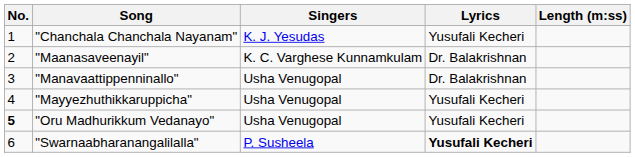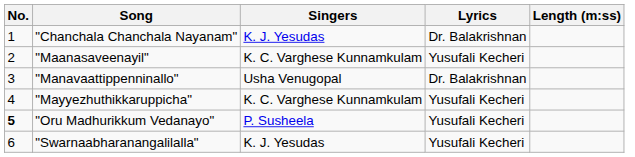(476, 36) Yusufali Kecheri -> (477, 36) Dr. Balakrishnan
(477, 58) Dr. Balakrishnan -> (476, 58) Yusufali Kecheri
(292, 100) Usha Venugopal -> (333, 100) K. C. Varghese Kunnamkulam
(292, 121) Usha Venugopal -> (279, 121) P. Susheela
(279, 142) P. Susheela -> (284, 142) K. J. Yesudas
(480, 142) bold -> (476, 142) normal
